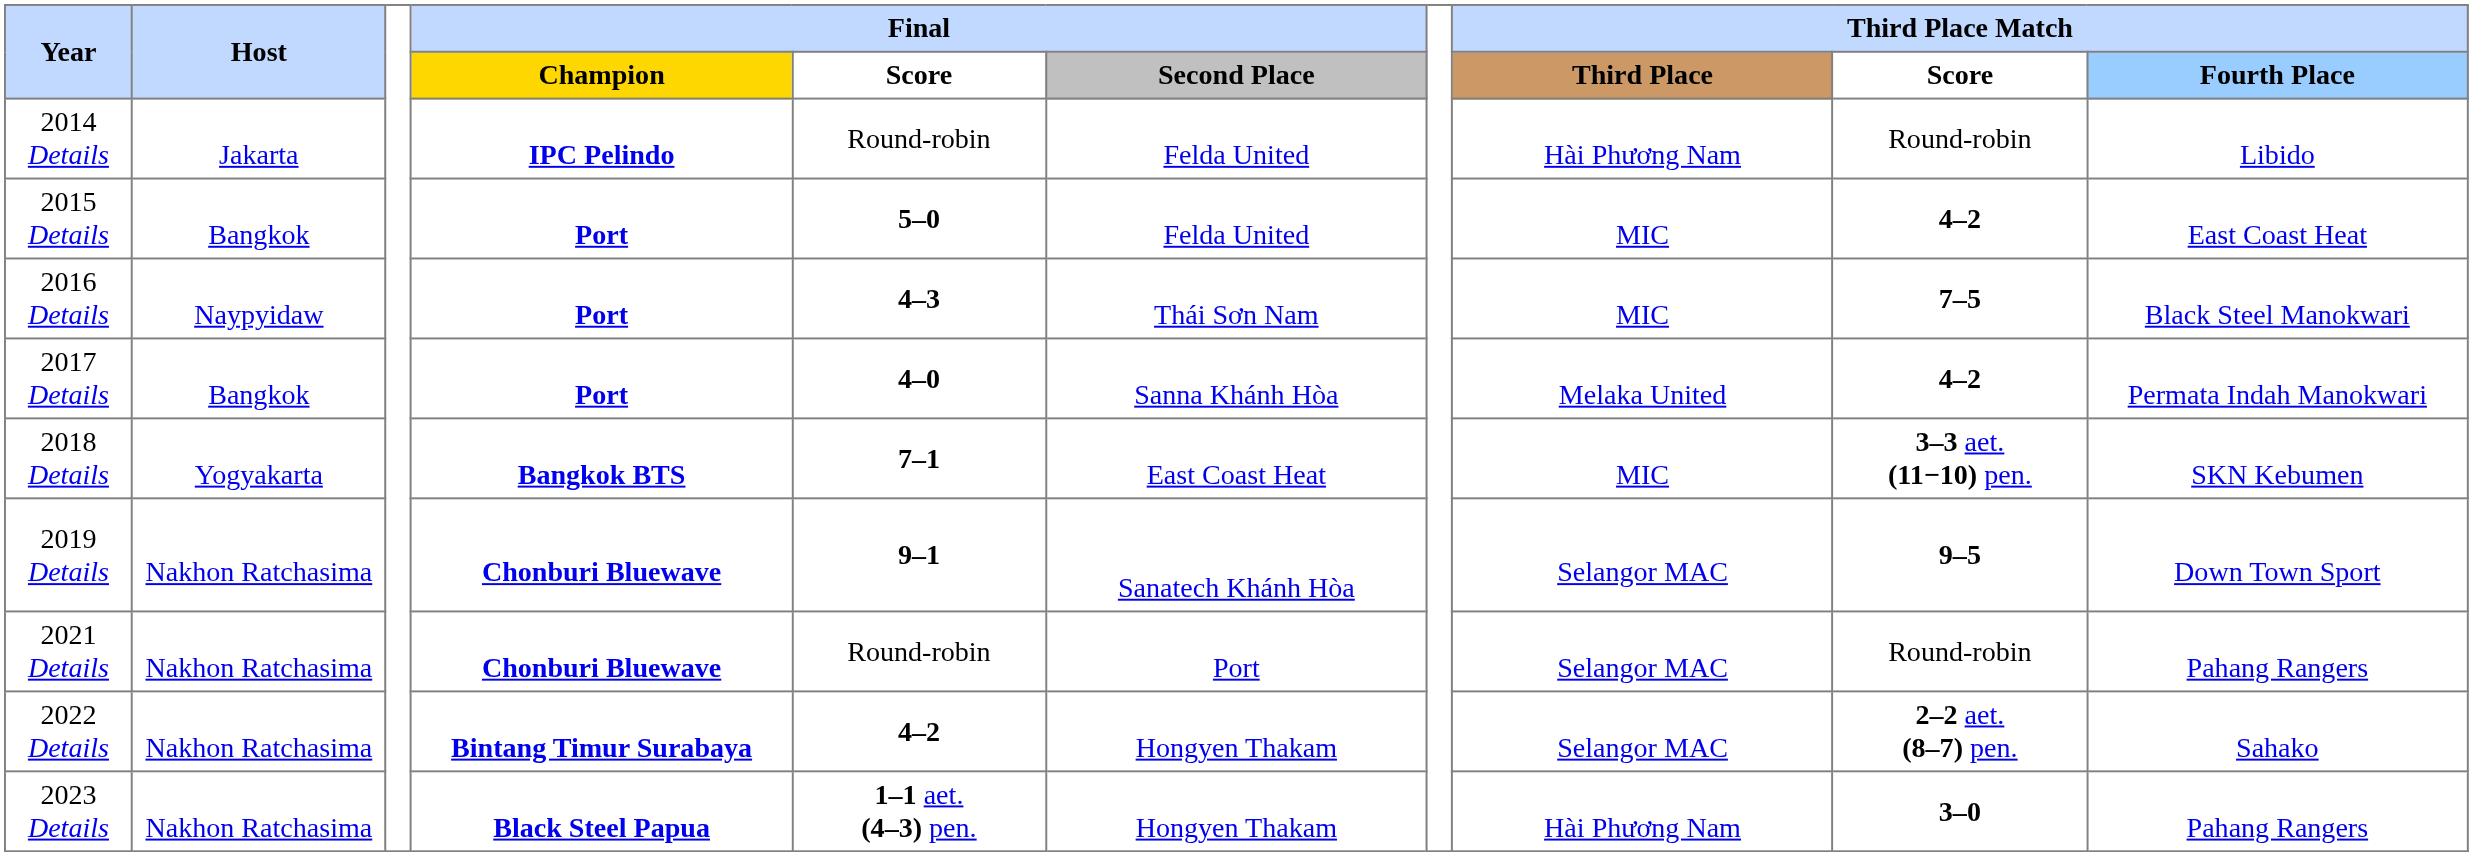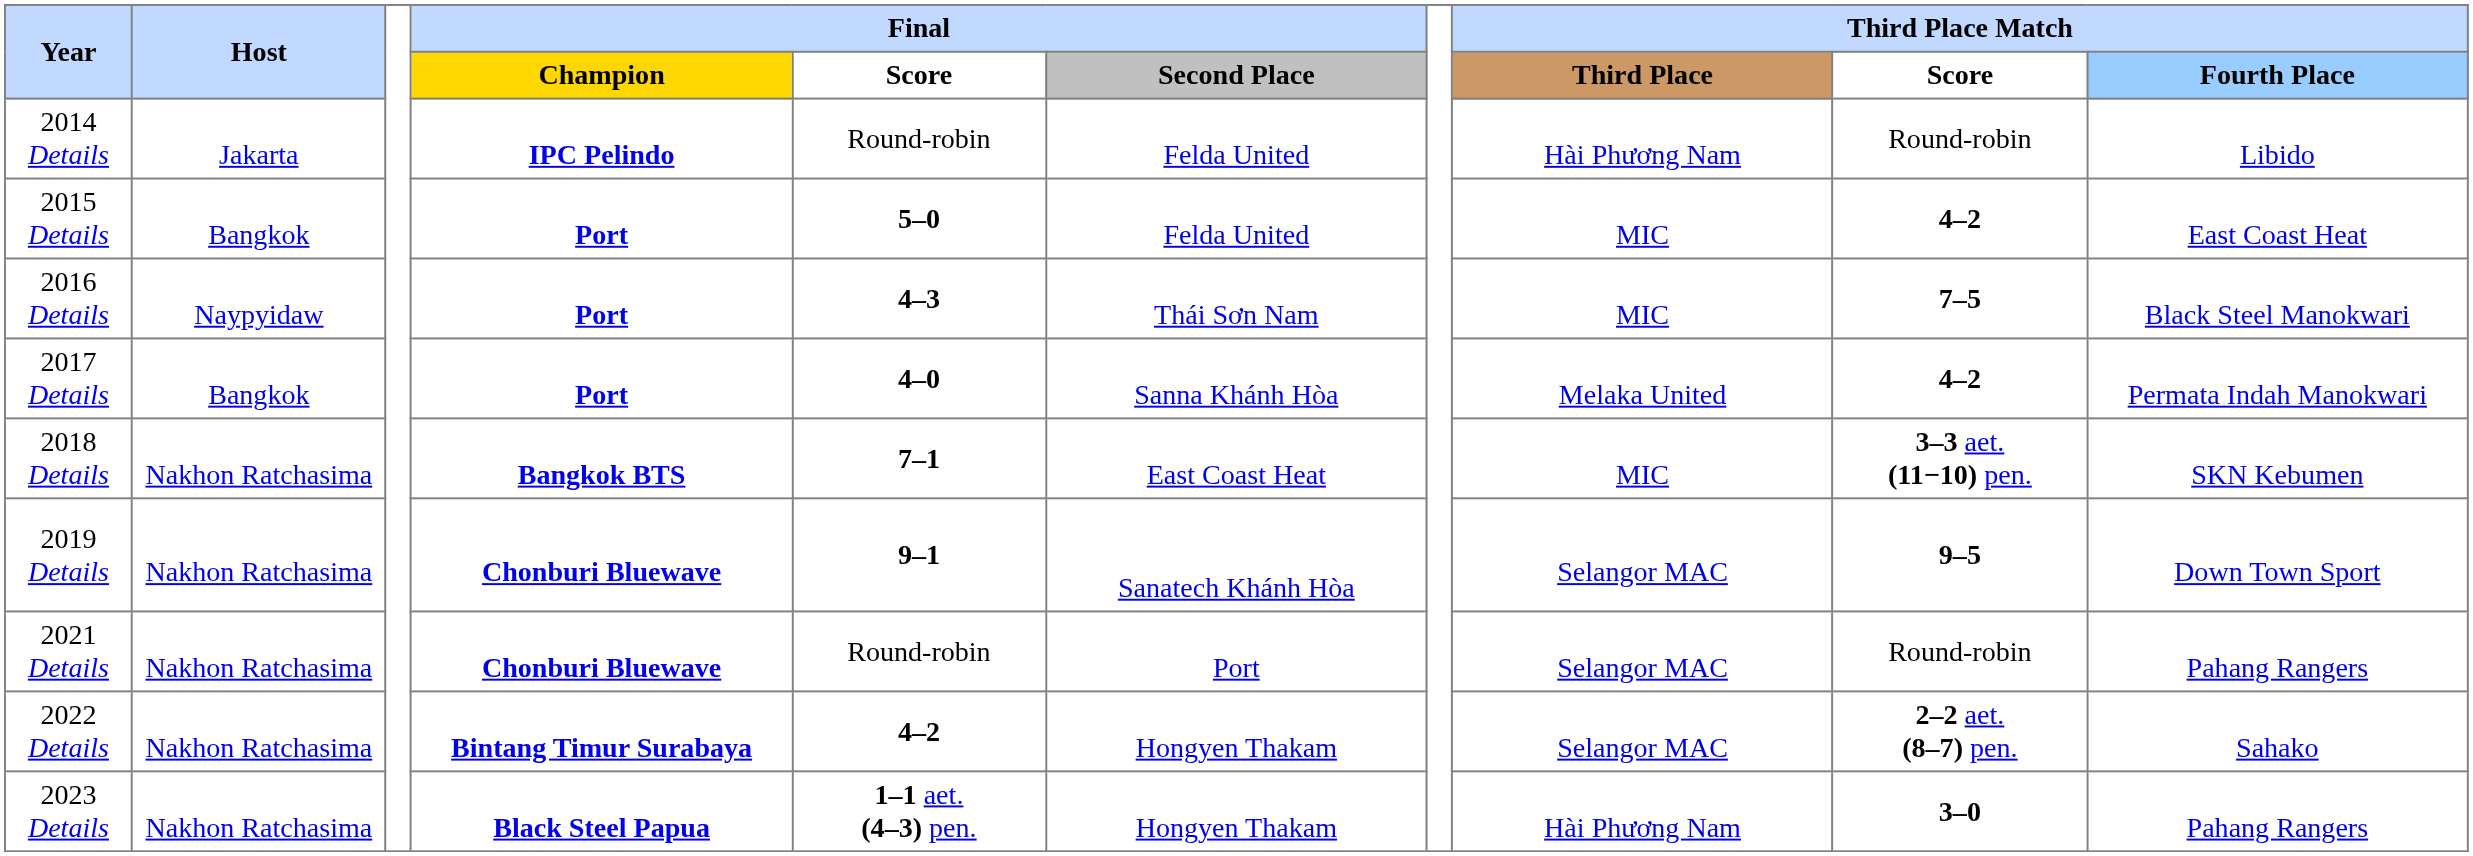(259, 474) Yogyakarta -> (259, 474) Nakhon Ratchasima
